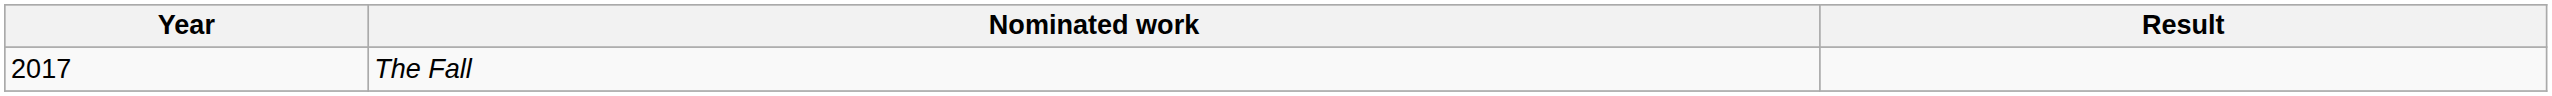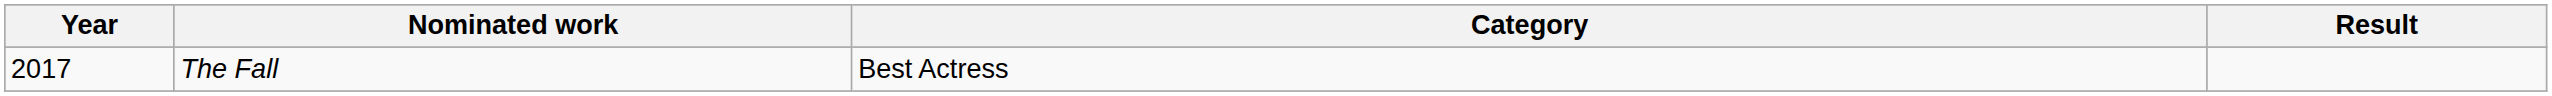+ column: (1530, 25)
